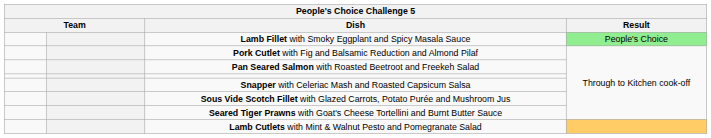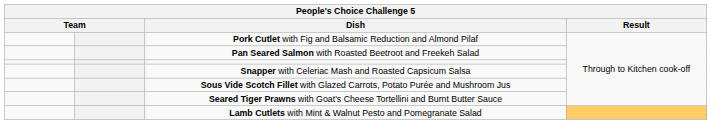- row: (356, 39)
